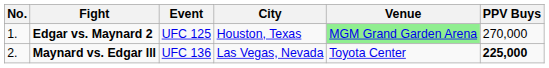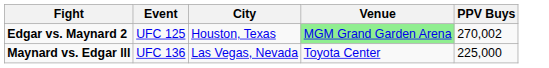- column: (17, 14)
(505, 33) 270,000 -> (480, 33) 270,002
(505, 53) bold -> (480, 53) normal
